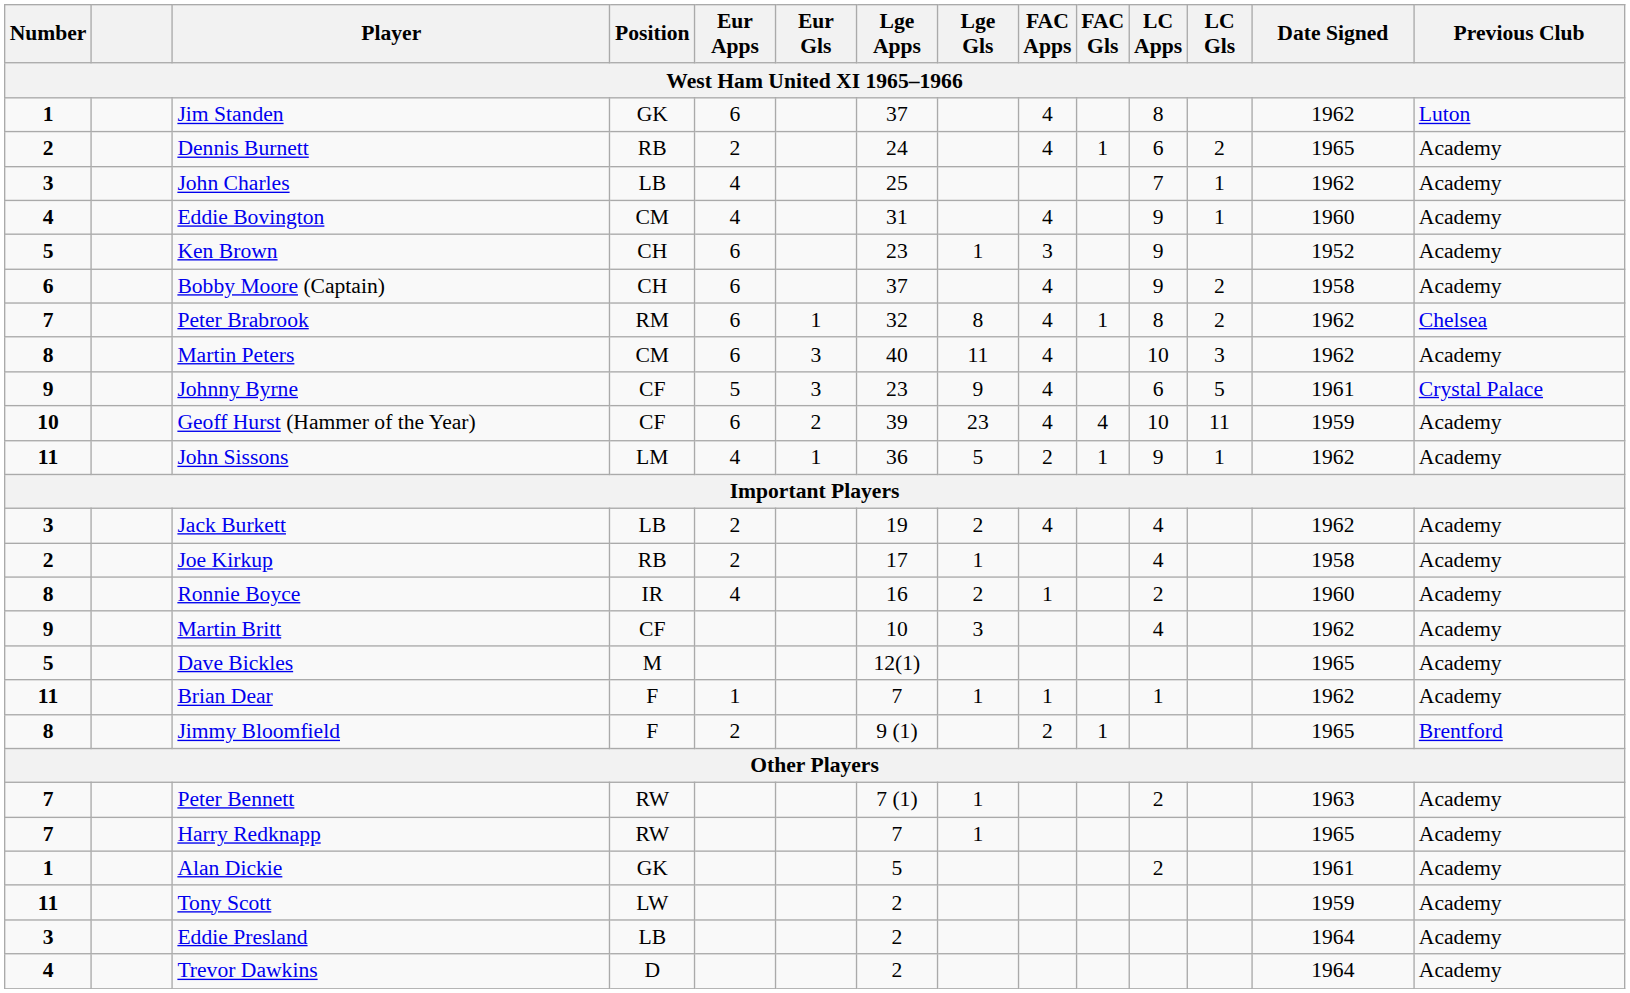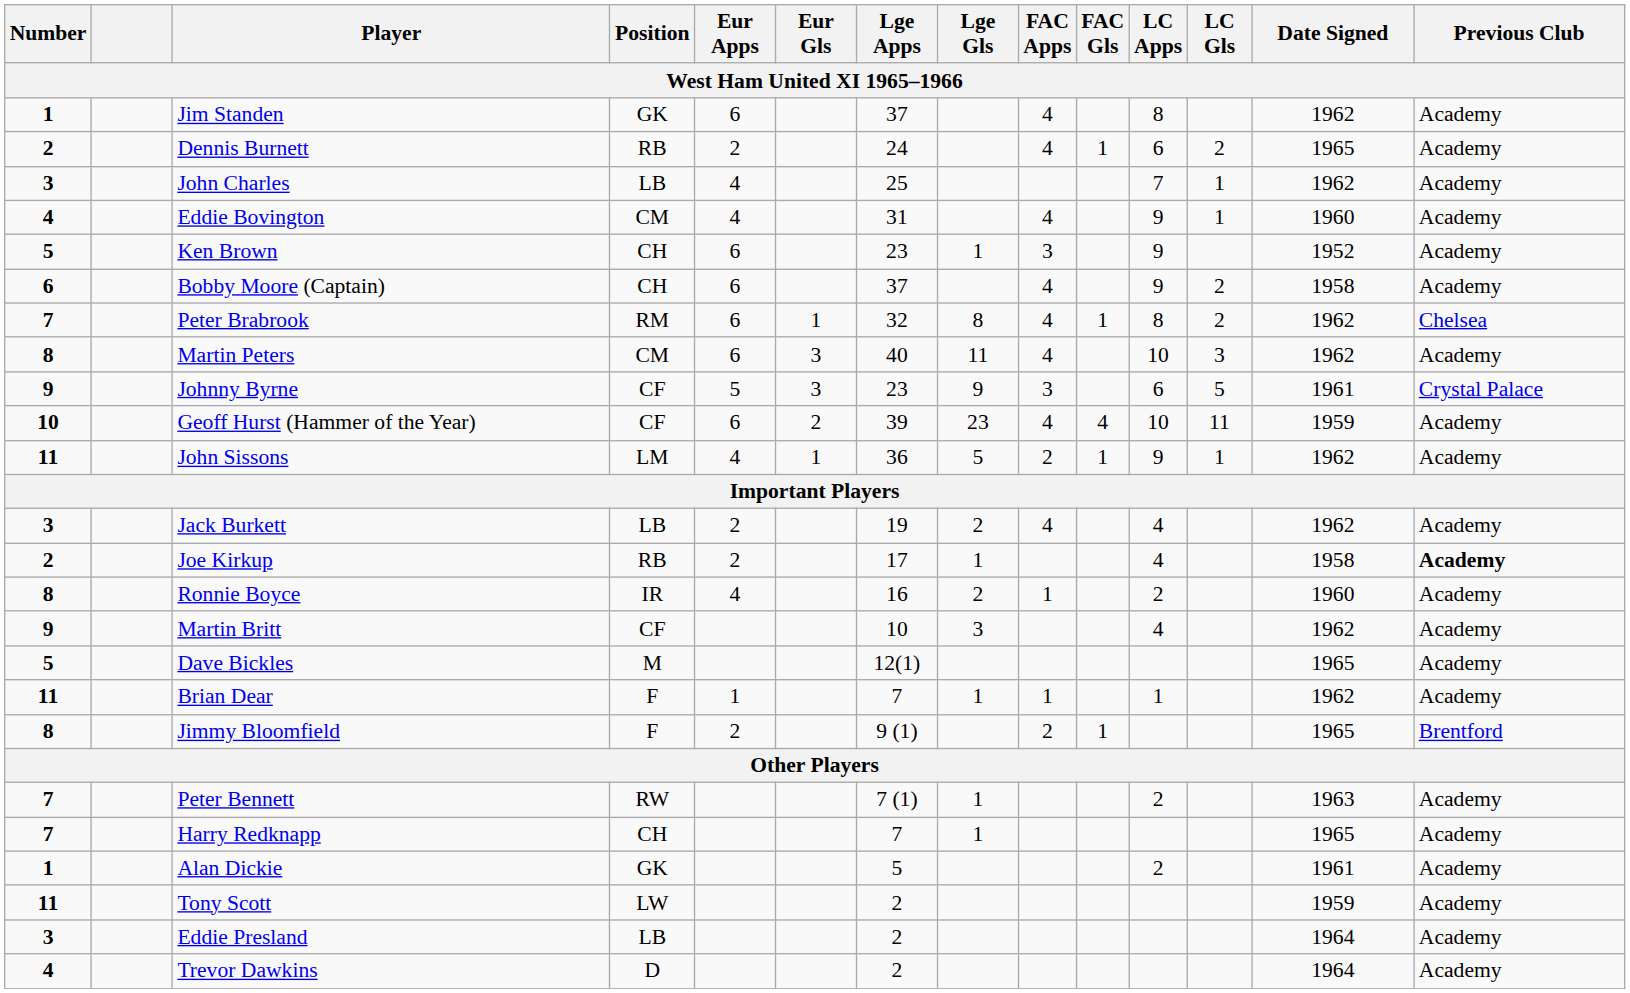(1445, 114) Luton -> (1460, 114) Academy
(1047, 388) 4 -> (1047, 388) 3
(1460, 559) normal -> (1462, 559) bold
(652, 833) RW -> (652, 833) CH
